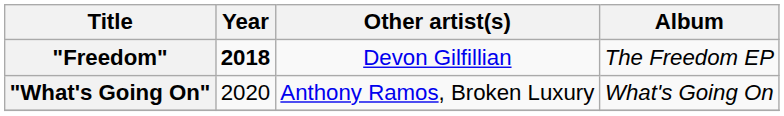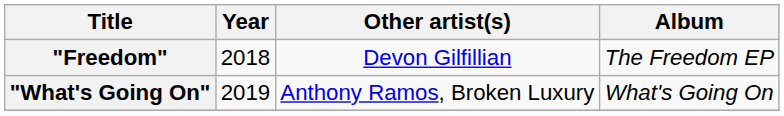(245, 57) bold -> (245, 57) normal
(245, 92) 2020 -> (245, 92) 2019
